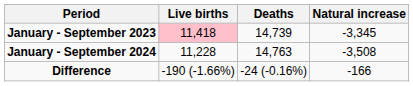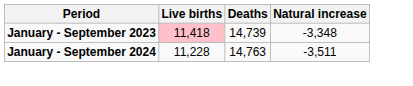(359, 33) -3,345 -> (320, 33) -3,348
(359, 52) -3,508 -> (320, 52) -3,511
- row: (82, 71)
